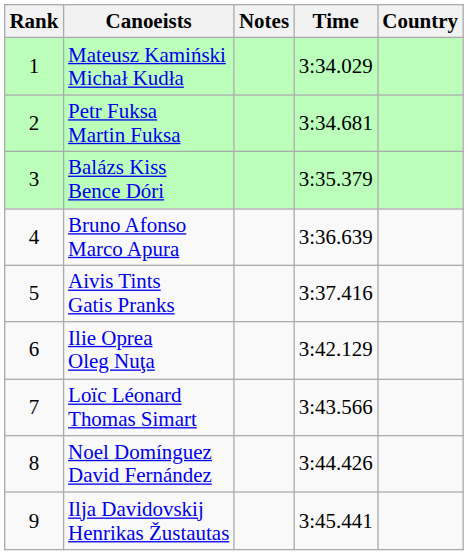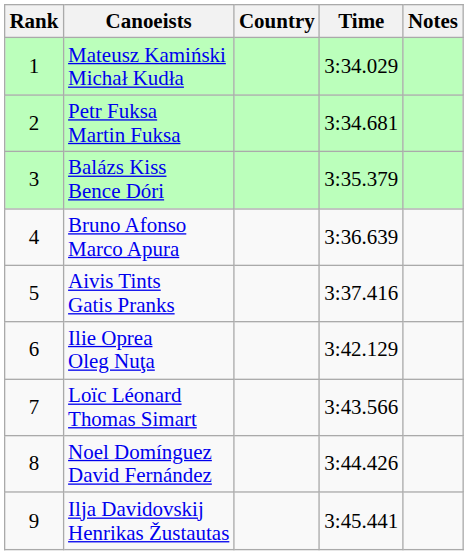columns swapped: (420, 21) <-> (264, 21)
